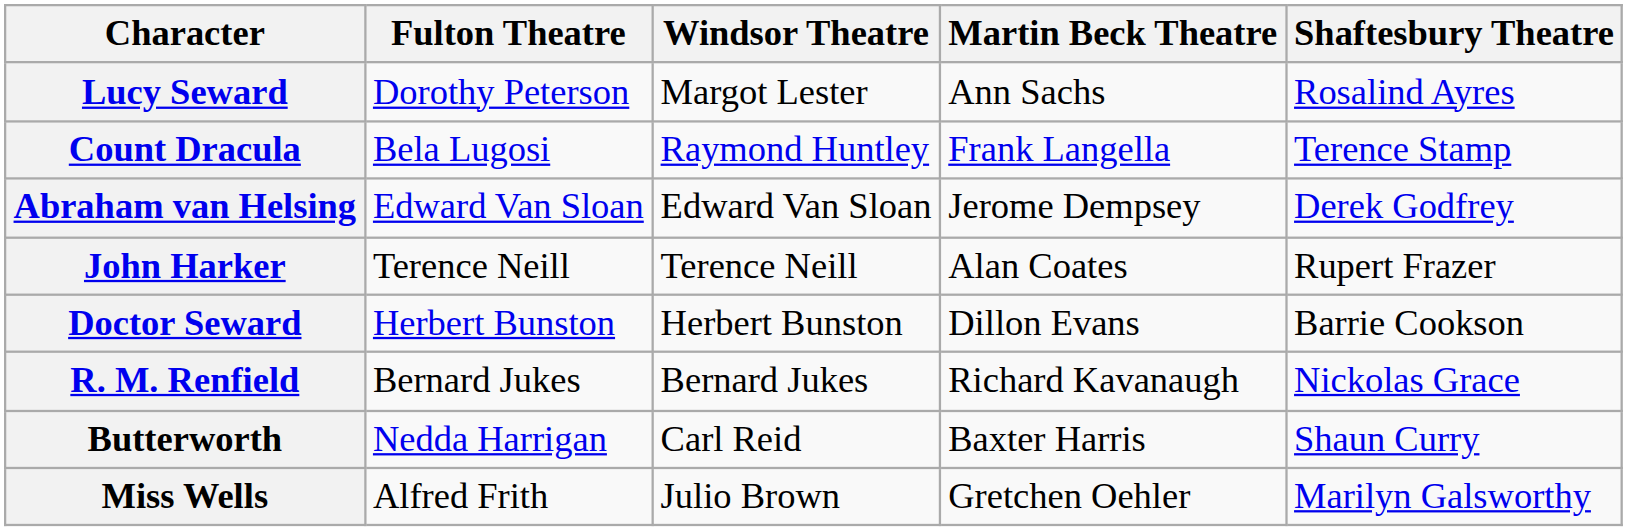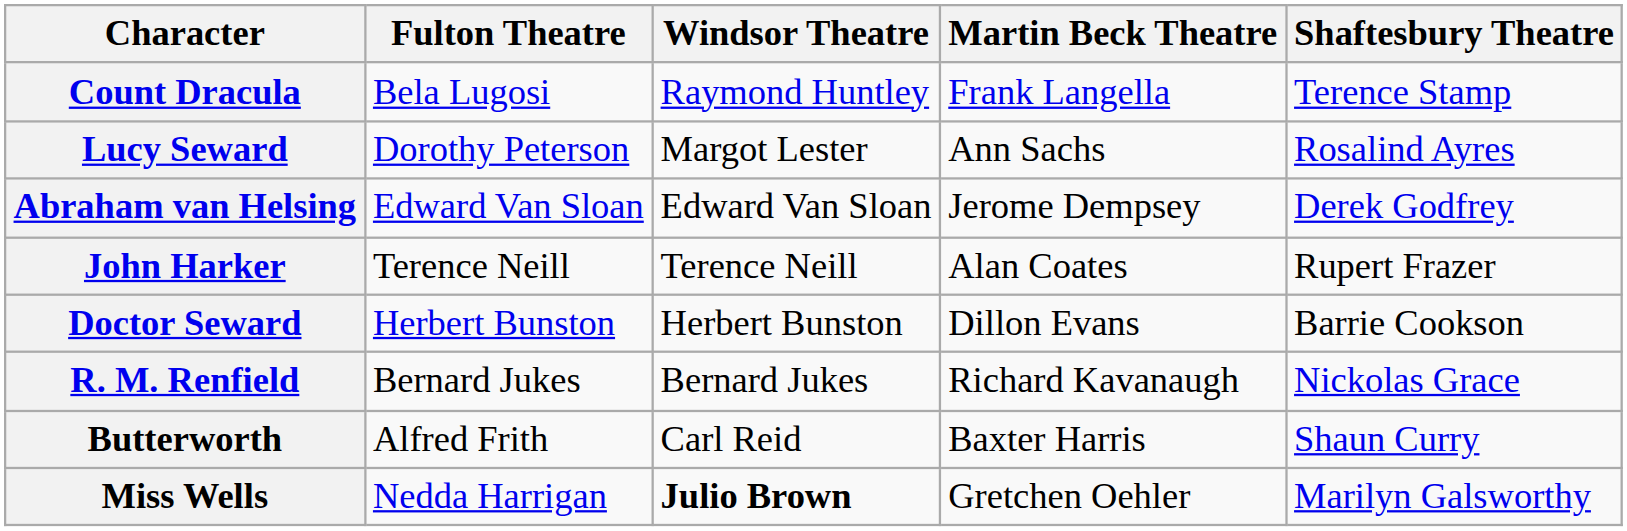rows swapped: (185, 149) <-> (185, 91)
(490, 438) Nedda Harrigan -> (461, 438) Alfred Frith
(461, 496) Alfred Frith -> (490, 496) Nedda Harrigan
(750, 496) normal -> (756, 496) bold
